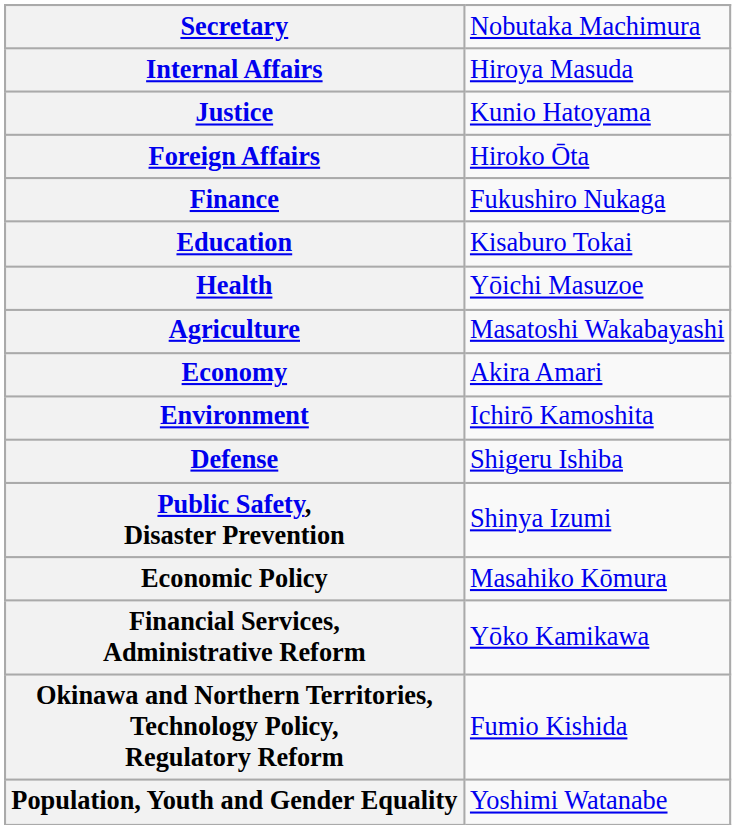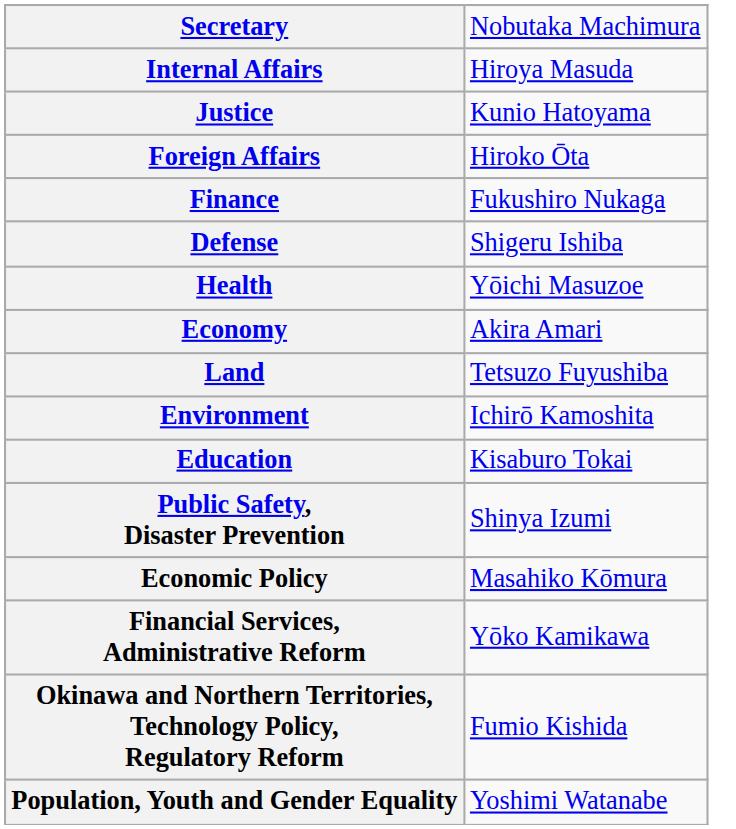rows swapped: (234, 243) <-> (234, 460)
- row: (234, 330)
+ row: (234, 373)
